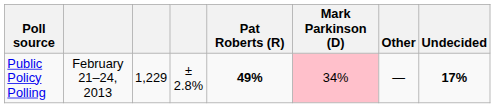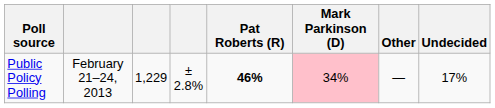(250, 78) 49% -> (250, 78) 46%
(454, 78) bold -> (454, 78) normal
